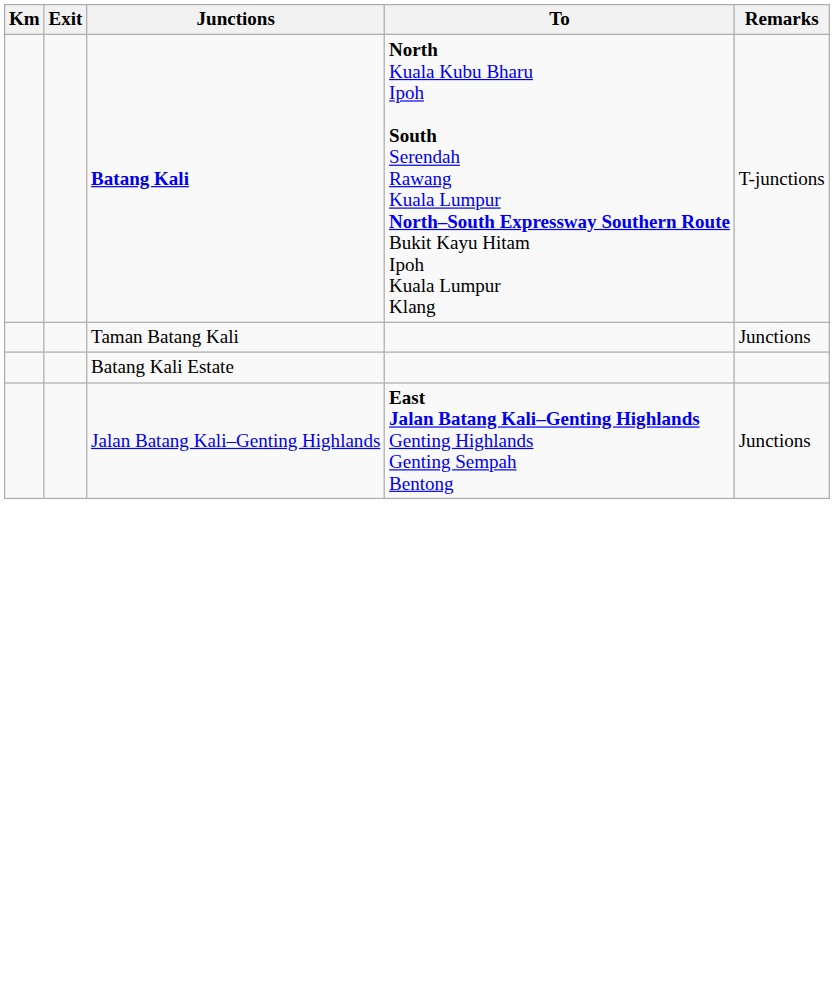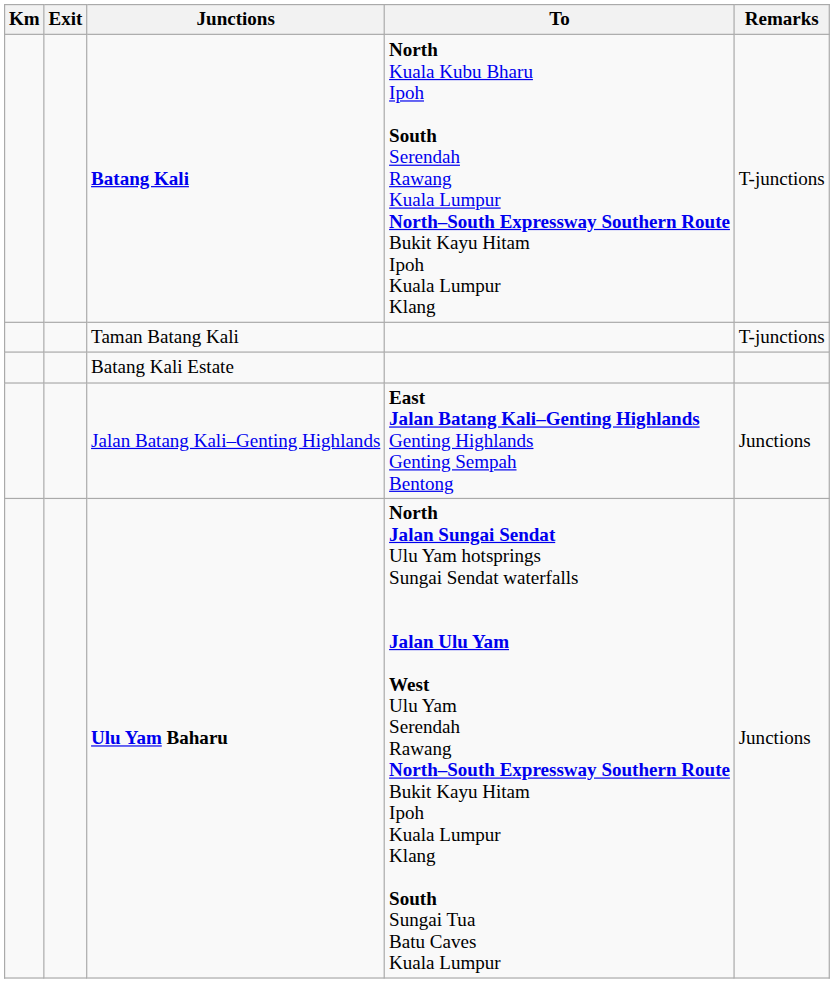(775, 337) Junctions -> (782, 337) T-junctions
+ row: (159, 738)
